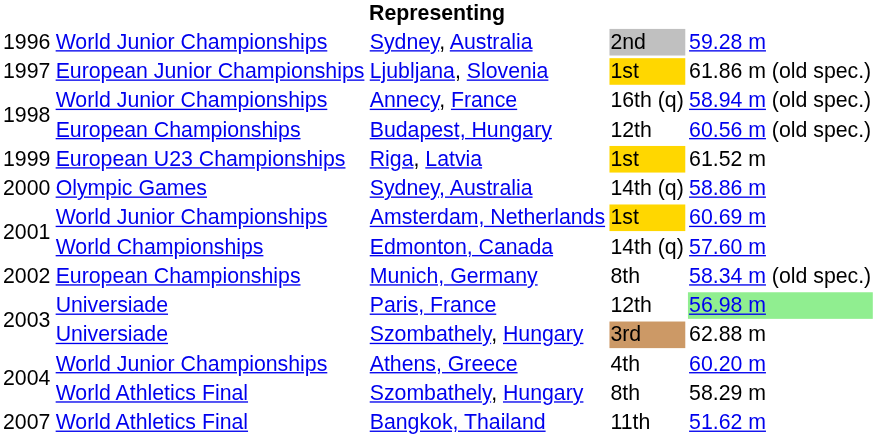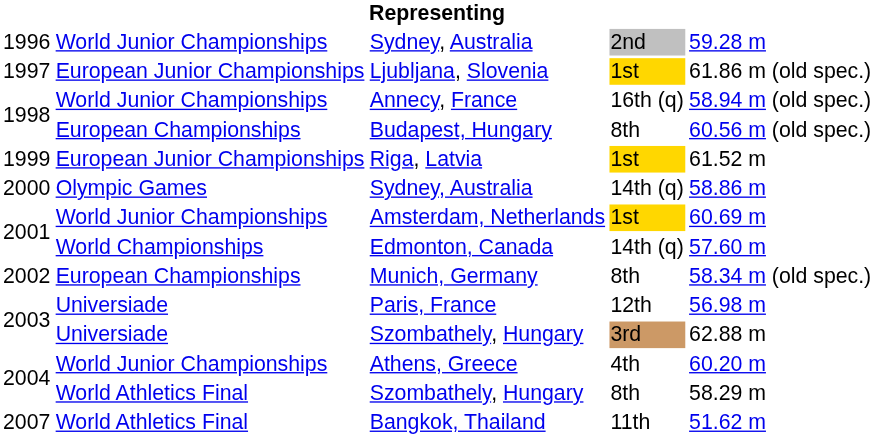(631, 129) 12th -> (625, 129) 8th
(201, 159) European U23 Championships -> (210, 159) European Junior Championships
(728, 305) lightgreen background -> (728, 305) no background
